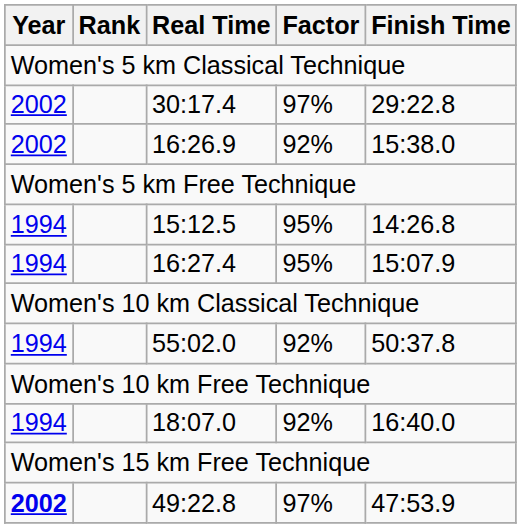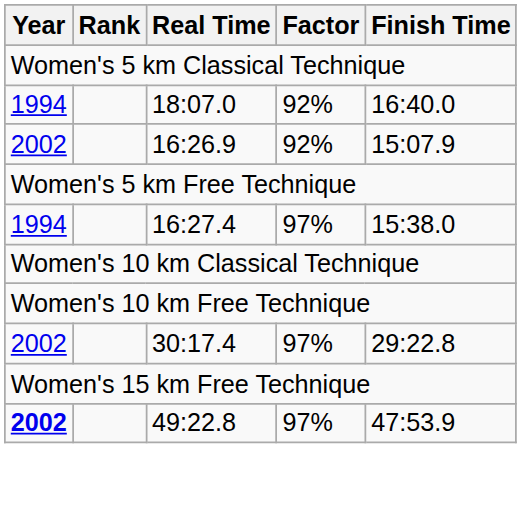rows swapped: (194, 423) <-> (194, 105)
(413, 145) 15:38.0 -> (413, 145) 15:07.9
- row: (194, 224)
(308, 264) 95% -> (308, 224) 97%
(413, 264) 15:07.9 -> (413, 224) 15:38.0
- row: (194, 344)
